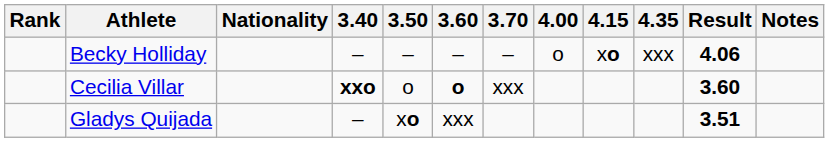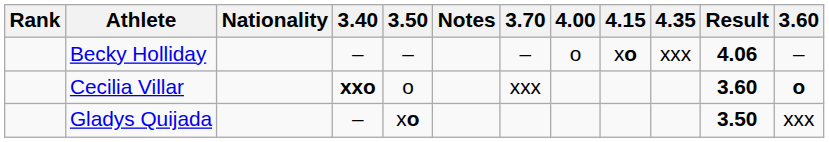columns swapped: (458, 20) <-> (790, 20)
(720, 119) 3.51 -> (737, 119) 3.50
